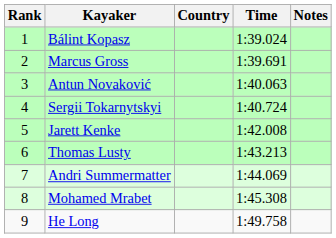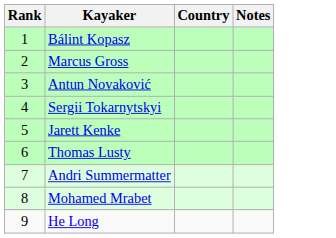- column: (261, 15)
